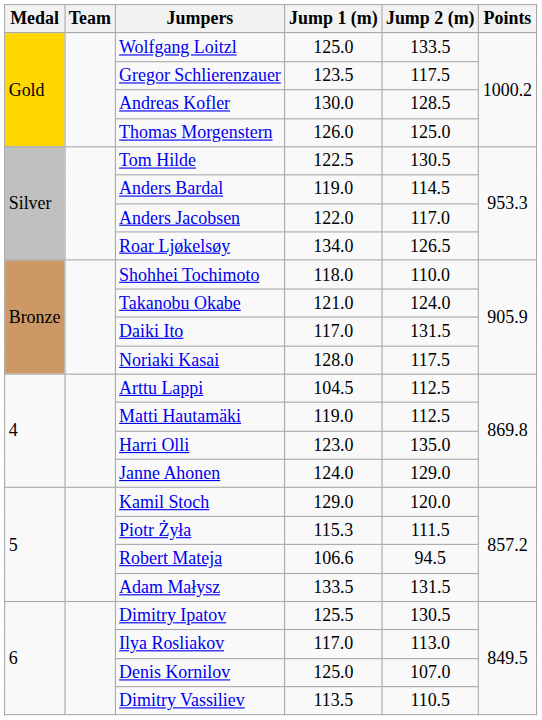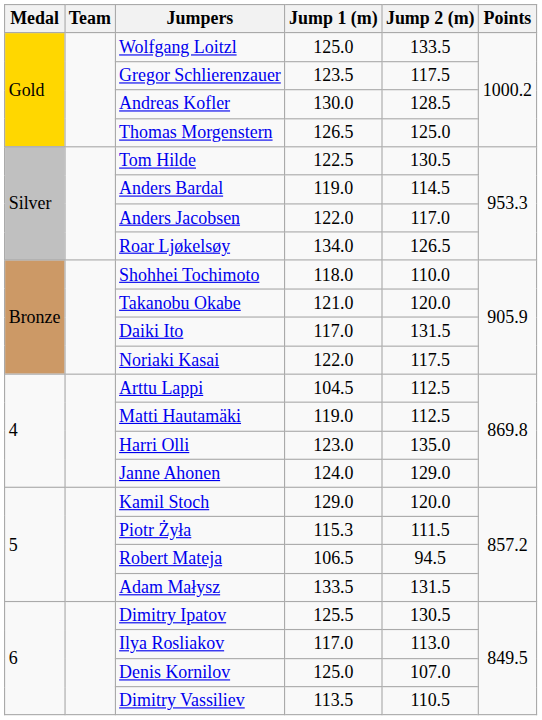(333, 132) 126.0 -> (333, 132) 126.5
(430, 302) 124.0 -> (430, 302) 120.0
(333, 359) 128.0 -> (333, 359) 122.0
(333, 558) 106.6 -> (333, 558) 106.5
